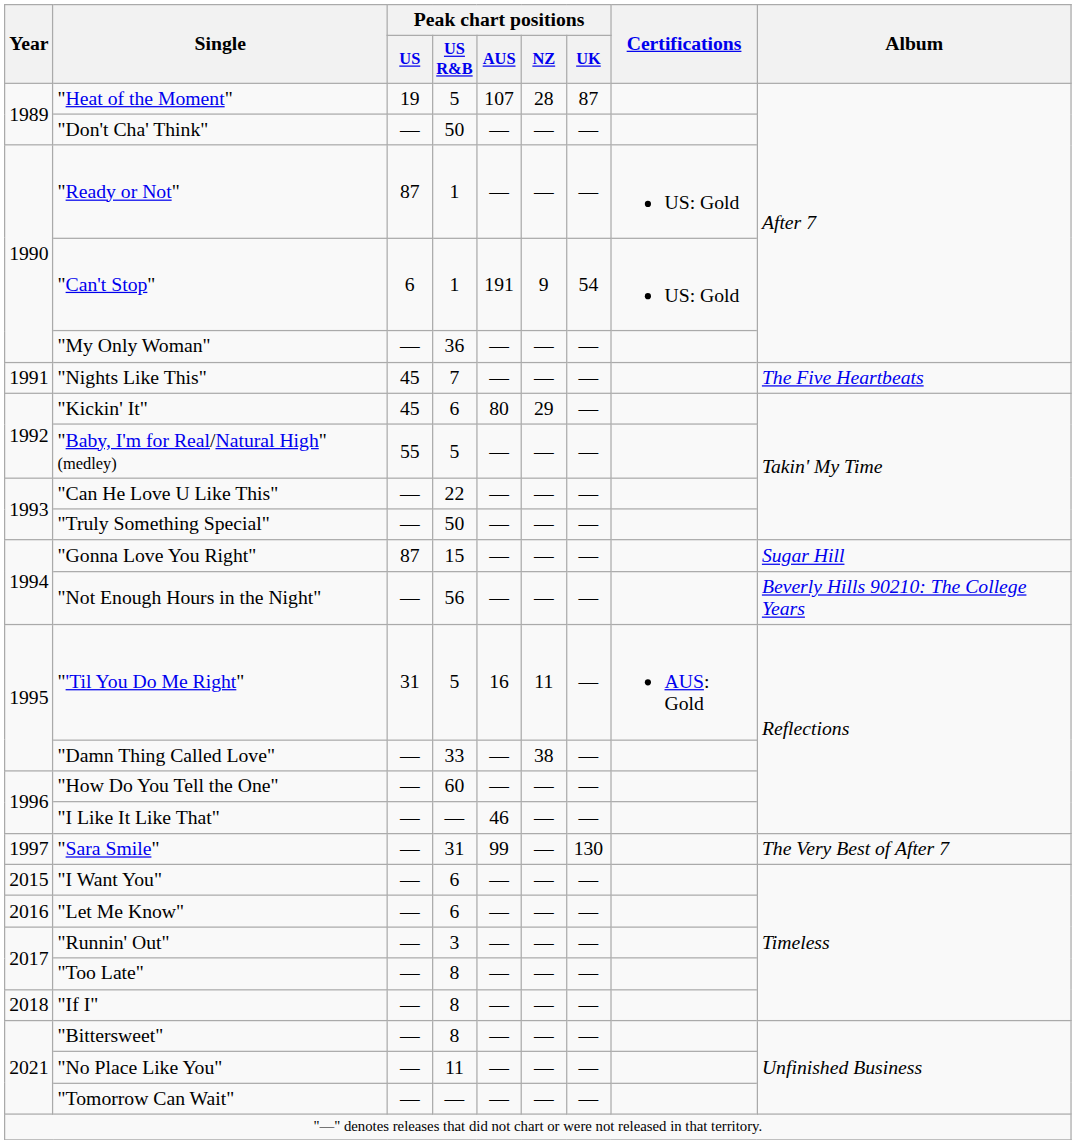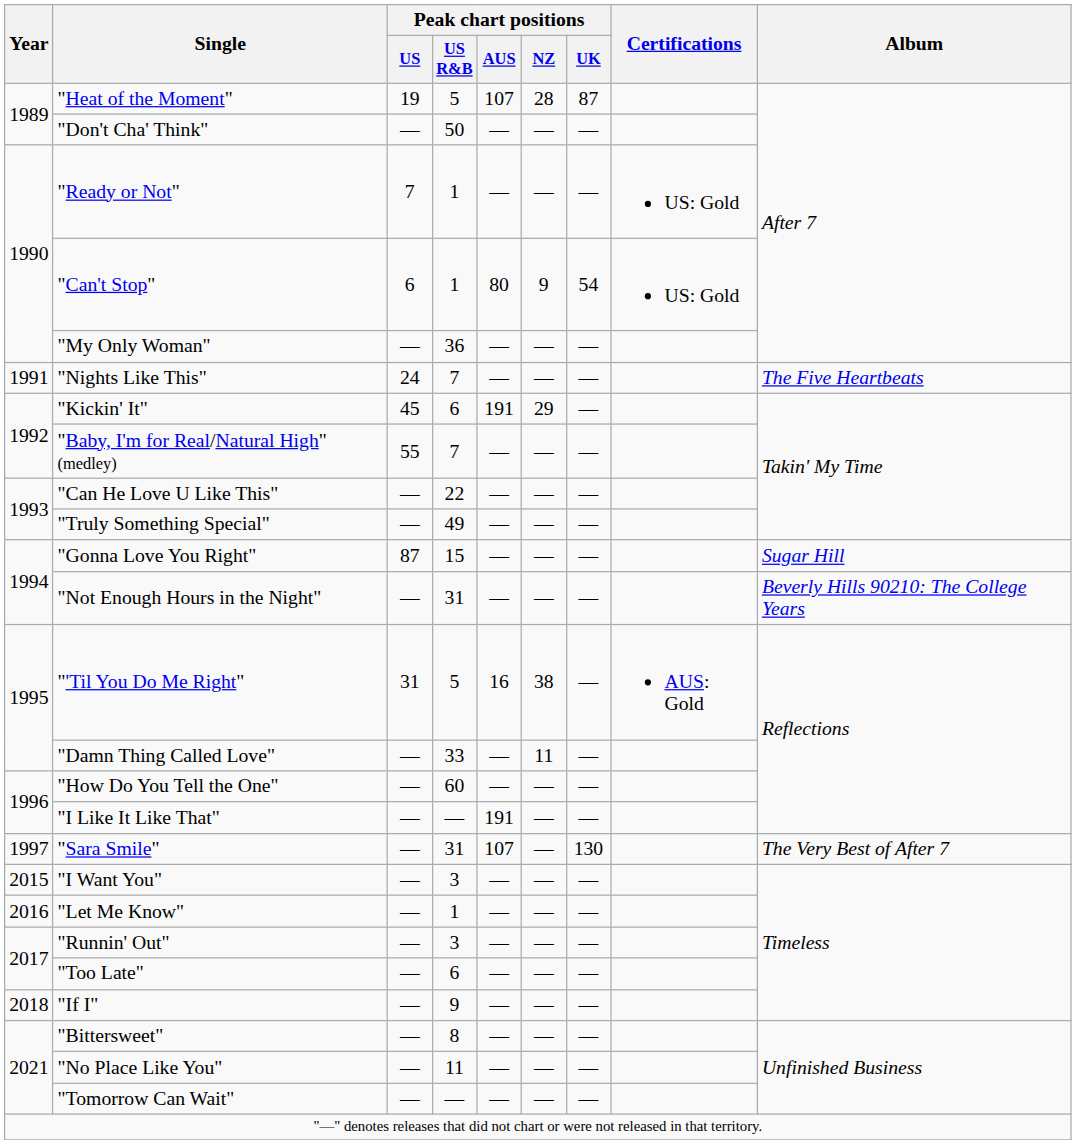(410, 191) 87 -> (410, 191) 7
(499, 284) 191 -> (499, 284) 80
(410, 377) 45 -> (410, 377) 24
(499, 408) 80 -> (499, 408) 191
(454, 450) 5 -> (454, 450) 7
(454, 524) 50 -> (454, 524) 49
(454, 597) 56 -> (454, 597) 31
(544, 682) 11 -> (544, 682) 38
(544, 755) 38 -> (544, 755) 11
(499, 817) 46 -> (499, 817) 191
(499, 848) 99 -> (499, 848) 107
(454, 879) 6 -> (454, 879) 3
(454, 911) 6 -> (454, 911) 1
(454, 973) 8 -> (454, 973) 6
(454, 1004) 8 -> (454, 1004) 9
